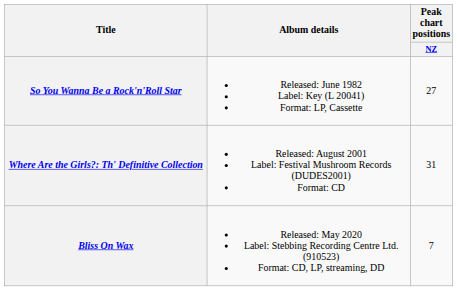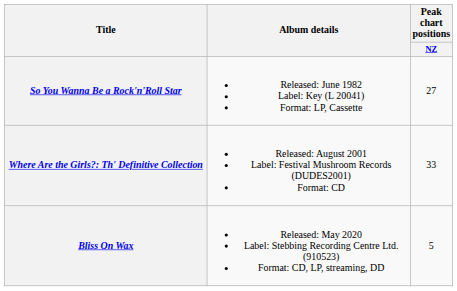(431, 165) 31 -> (431, 165) 33
(431, 245) 7 -> (431, 245) 5
